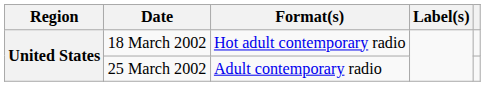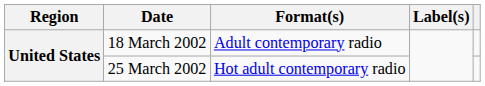(310, 42) Hot adult contemporary radio -> (298, 42) Adult contemporary radio
(298, 68) Adult contemporary radio -> (310, 68) Hot adult contemporary radio
